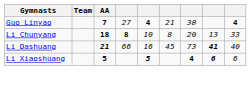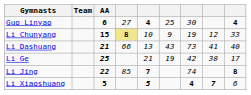(105, 23) 7 -> (105, 23) 6
(170, 23) 21 -> (170, 23) 25
(192, 23) 38 -> (192, 23) 30
(105, 35) 18 -> (105, 35) 15
(126, 35) no background -> (126, 35) khaki background
(170, 35) 8 -> (170, 35) 9
(192, 35) 20 -> (192, 35) 19
(213, 35) 13 -> (213, 35) 12
(148, 47) 16 -> (148, 47) 13
(170, 47) 45 -> (170, 47) 43
(213, 47) bold -> (213, 47) normal
+ row: (17, 59)
+ row: (22, 72)
(213, 59) 6 -> (213, 84) 7
